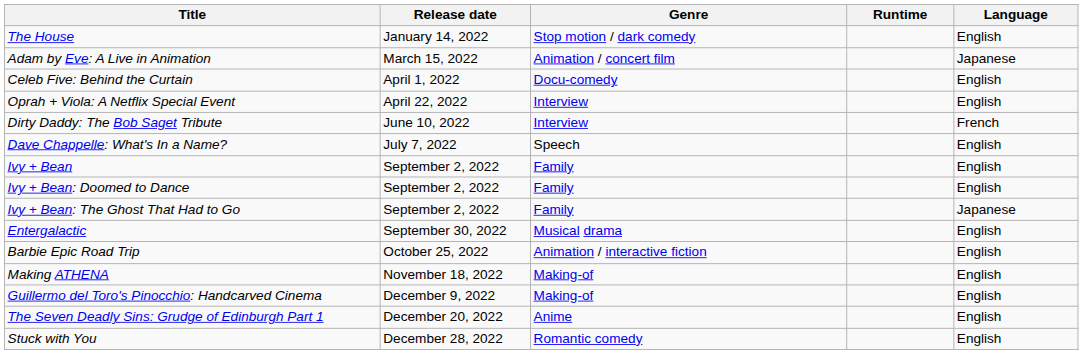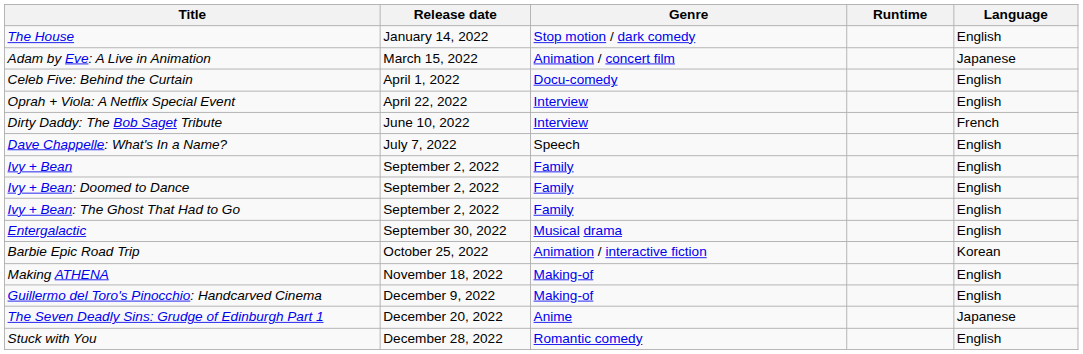(986, 209) Japanese -> (979, 209) English
(979, 252) English -> (979, 252) Korean
(979, 317) English -> (986, 317) Japanese
